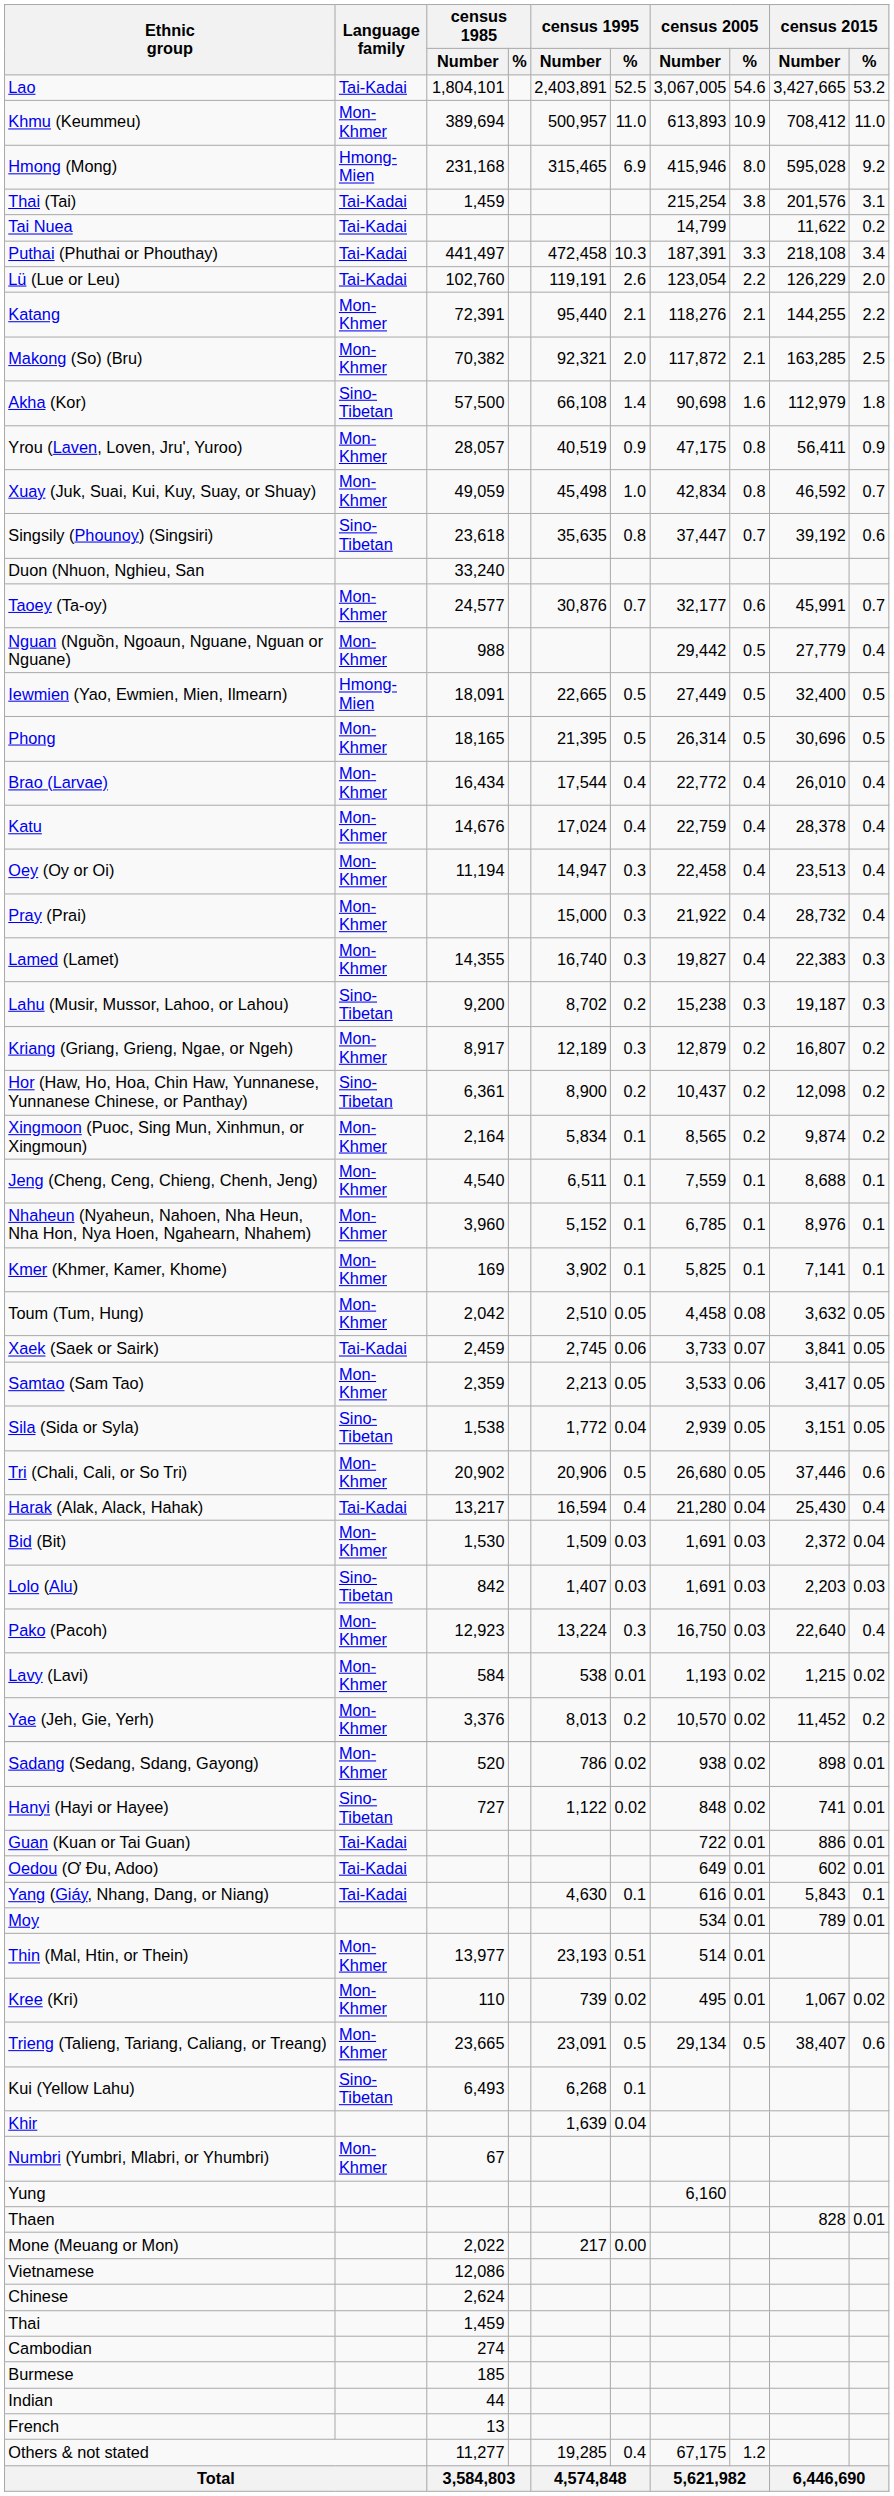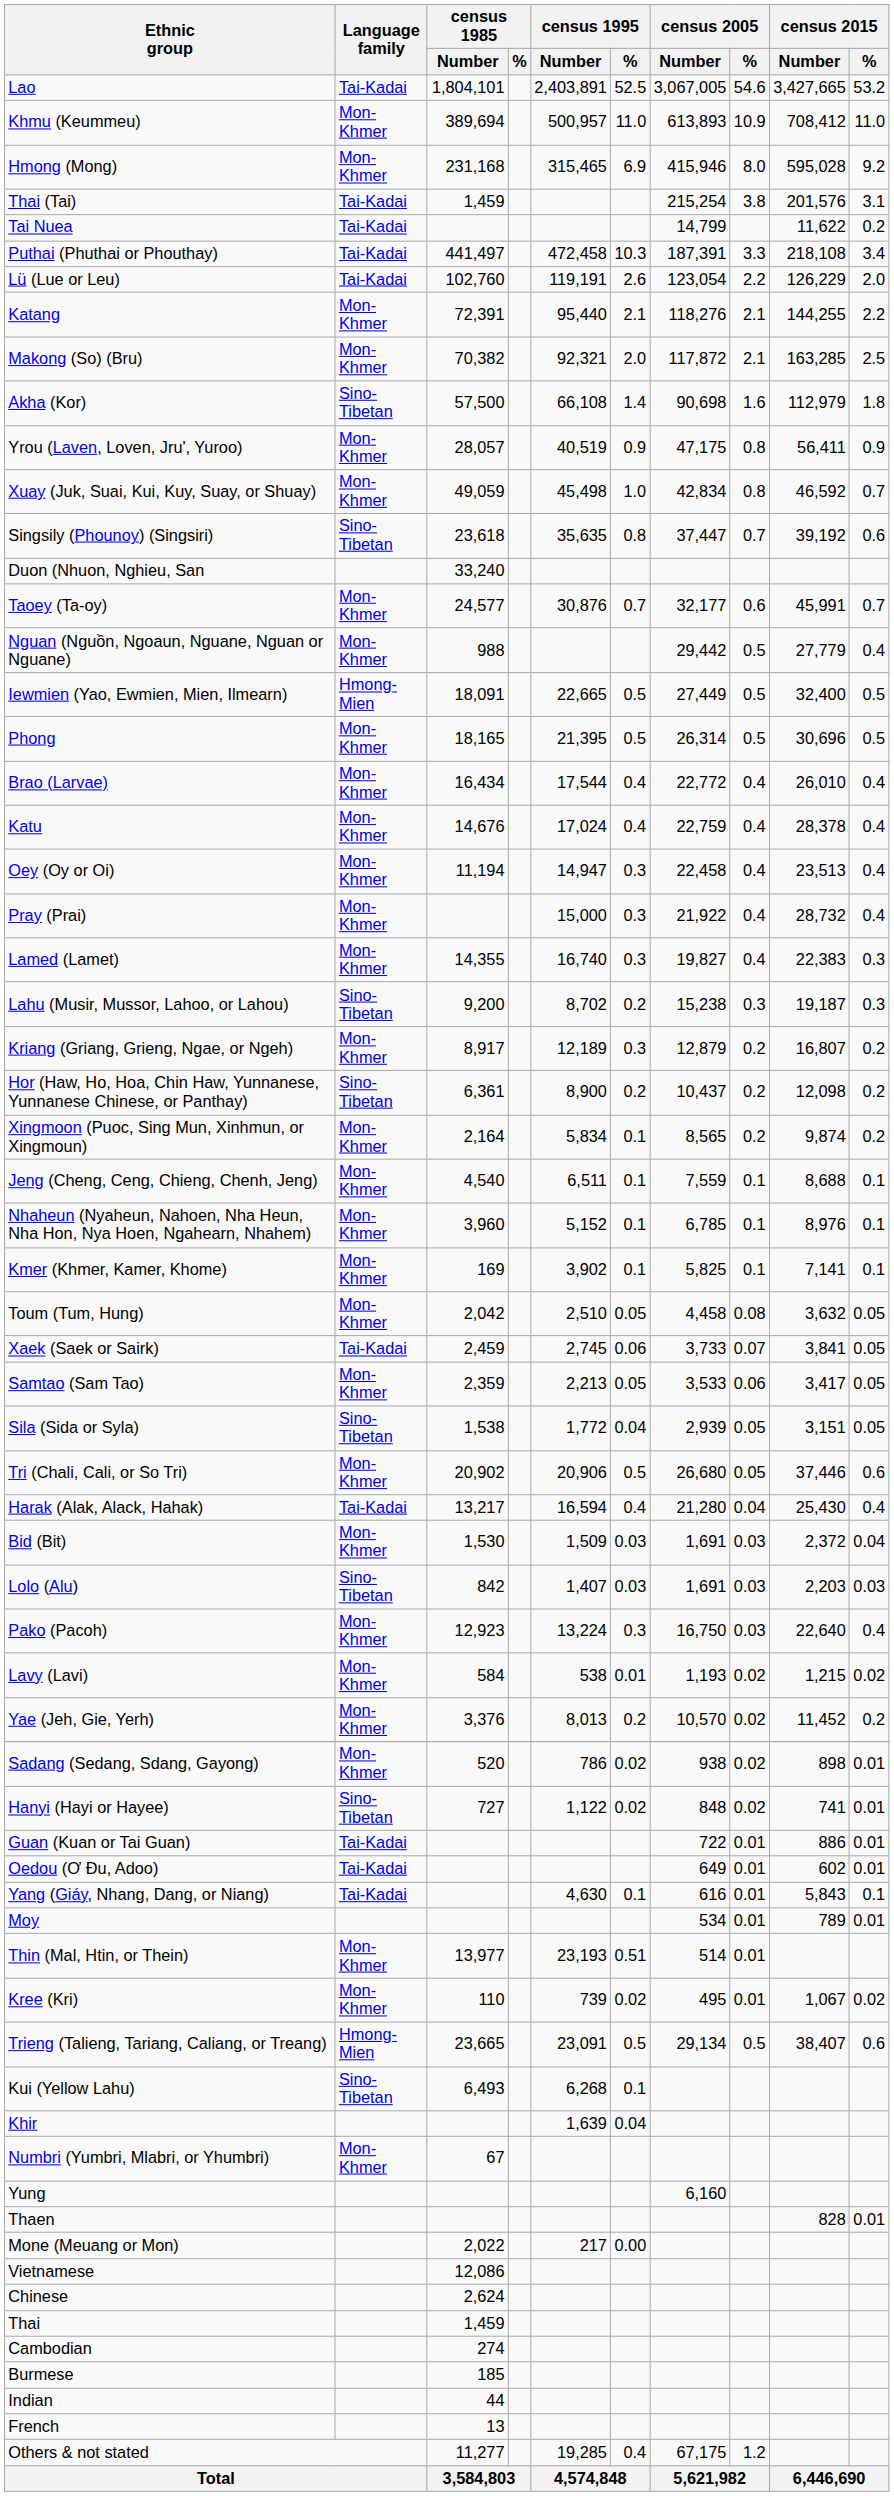(368, 166) Hmong-Mien -> (363, 166) Mon-Khmer
(363, 2044) Mon-Khmer -> (368, 2044) Hmong-Mien
